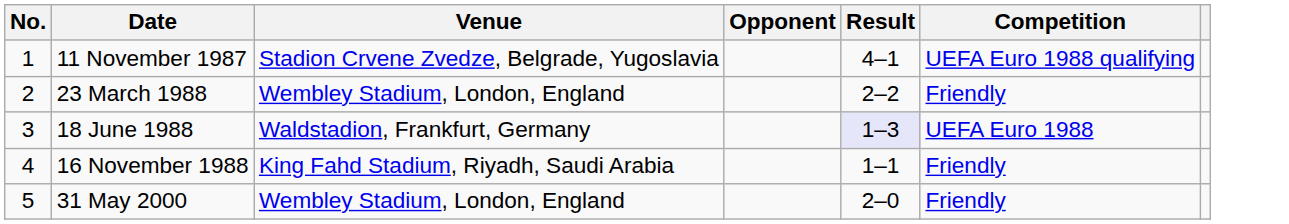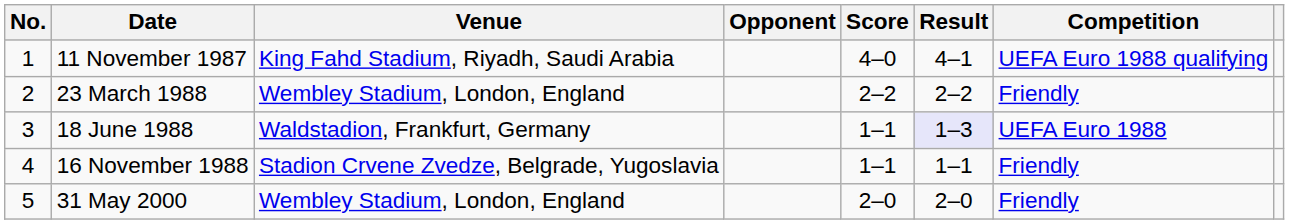+ column: (877, 22)
(489, 58) Stadion Crvene Zvedze, Belgrade, Yugoslavia -> (467, 58) King Fahd Stadium, Riyadh, Saudi Arabia
(467, 165) King Fahd Stadium, Riyadh, Saudi Arabia -> (489, 165) Stadion Crvene Zvedze, Belgrade, Yugoslavia
